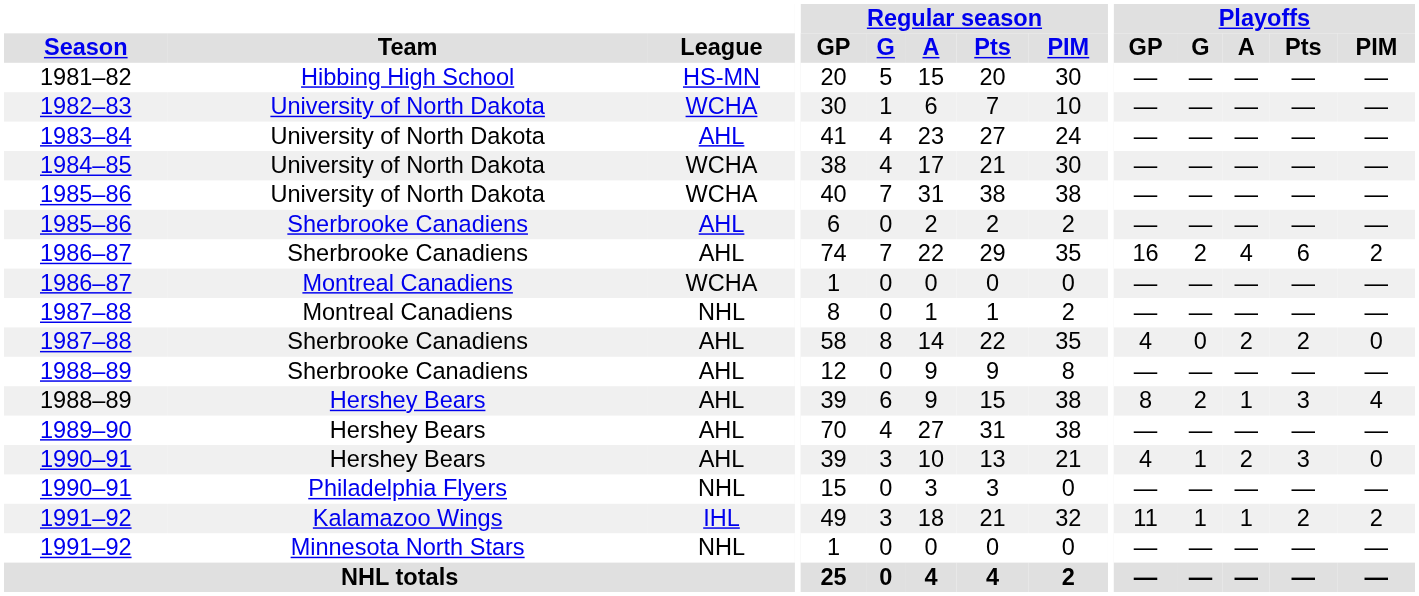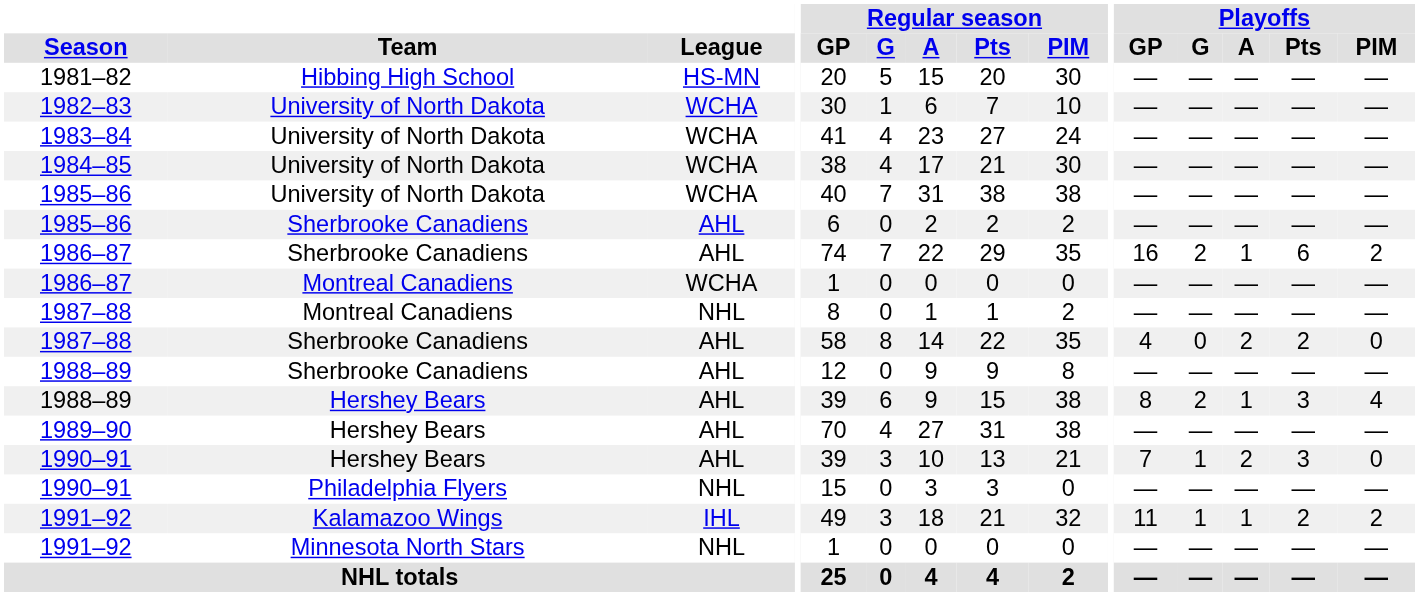(722, 136) AHL -> (722, 136) WCHA
(1246, 253) 4 -> (1246, 253) 1
(1146, 459) 4 -> (1146, 459) 7
